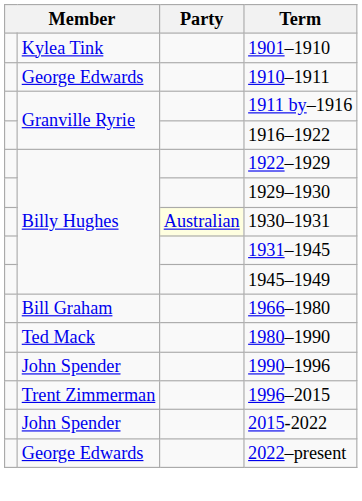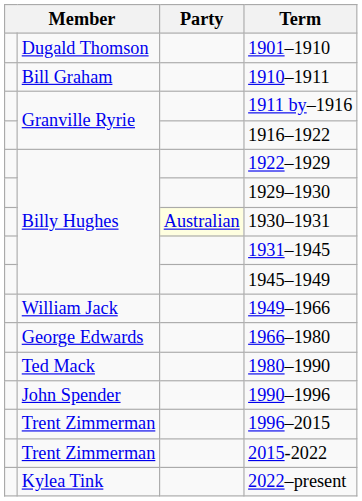(63, 47) Kylea Tink -> (85, 47) Dugald Thomson
(83, 76) George Edwards -> (67, 76) Bill Graham
+ row: (289, 308)
(67, 308) Bill Graham -> (83, 337) George Edwards
(71, 423) John Spender -> (89, 452) Trent Zimmerman
(83, 452) George Edwards -> (63, 481) Kylea Tink
